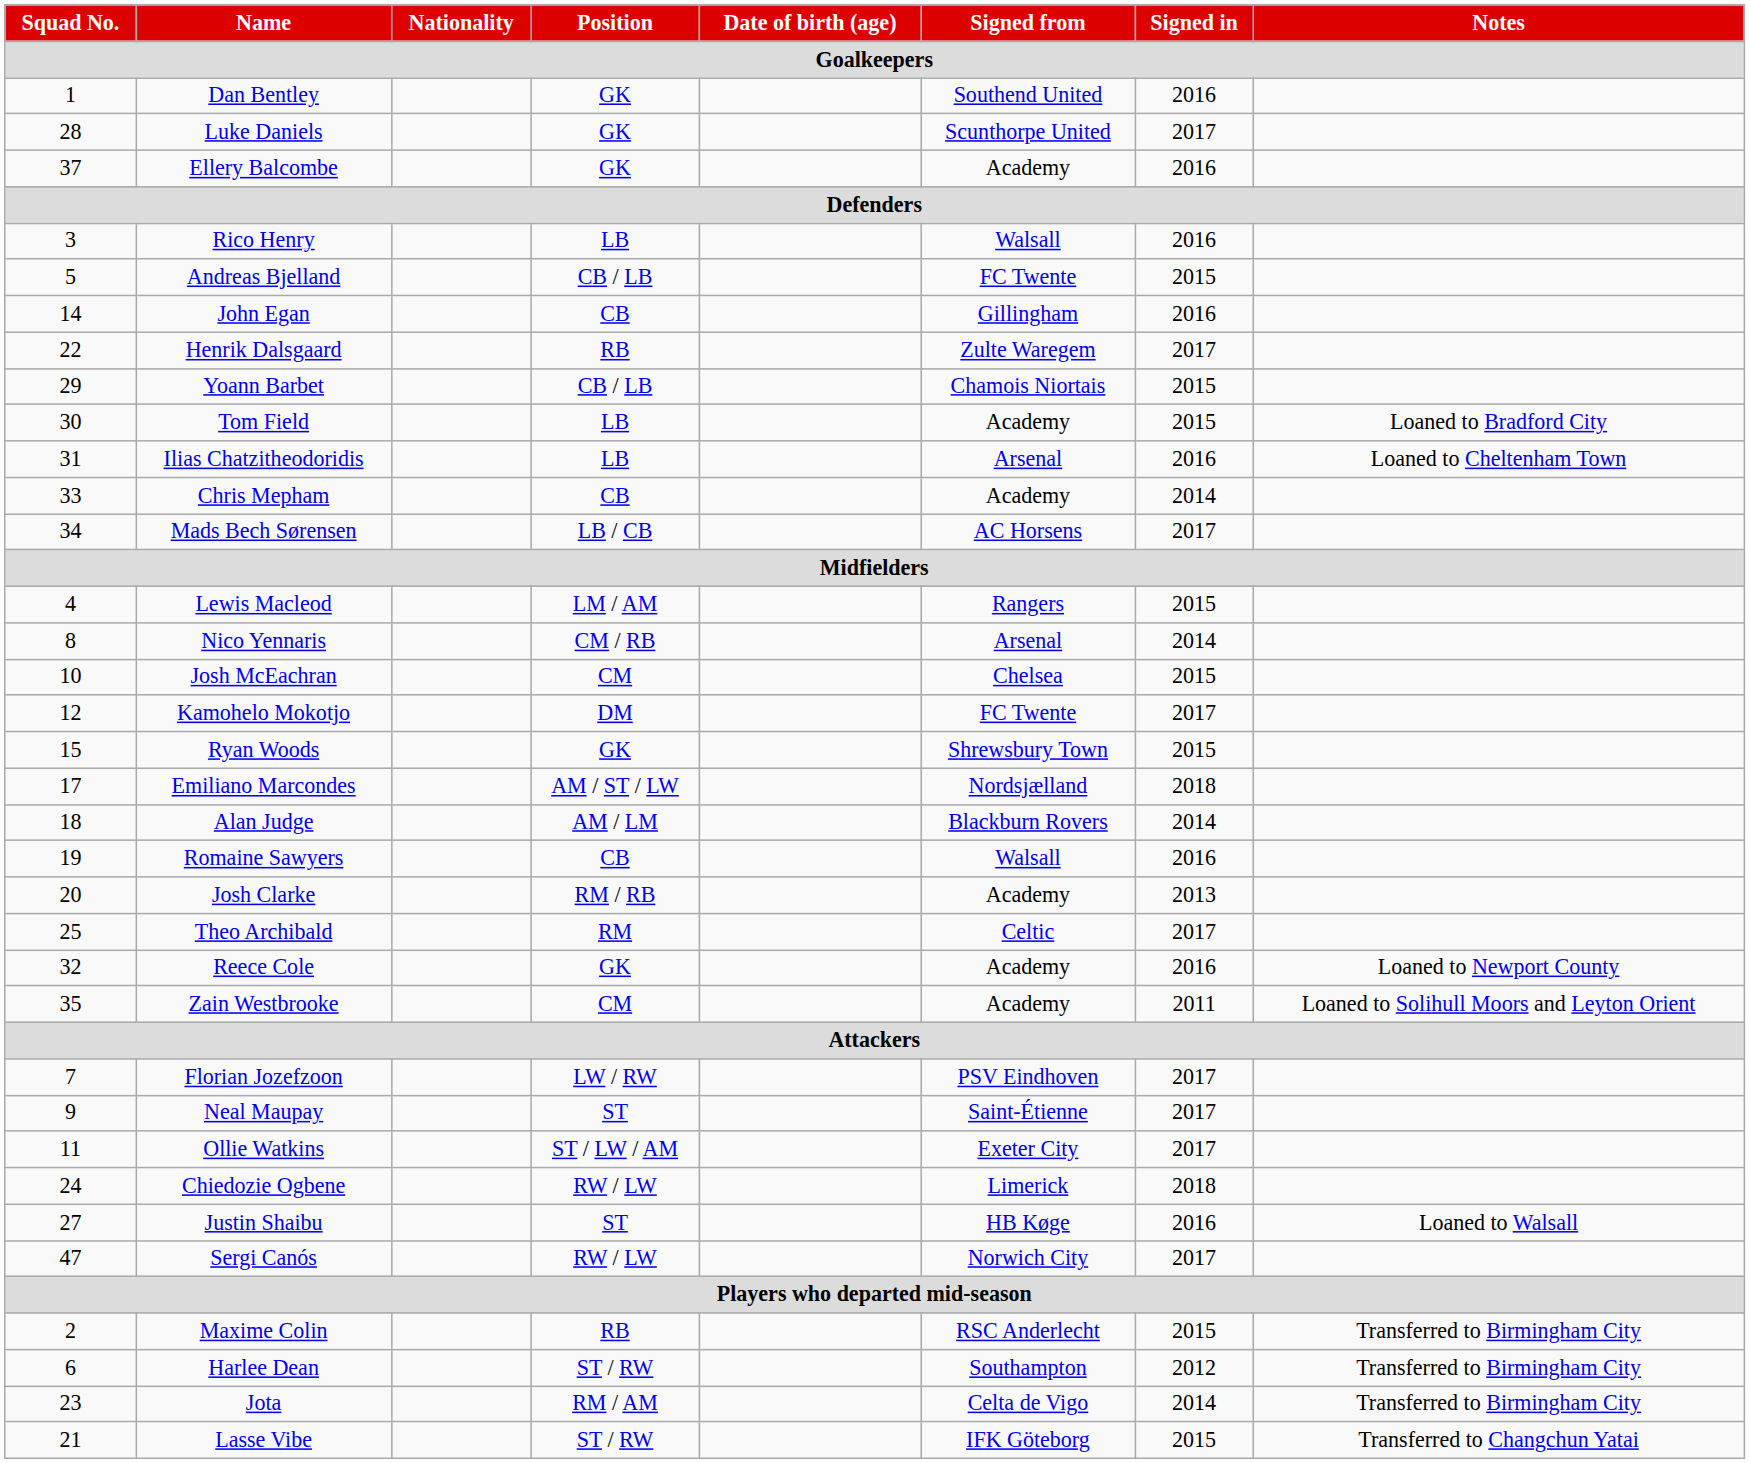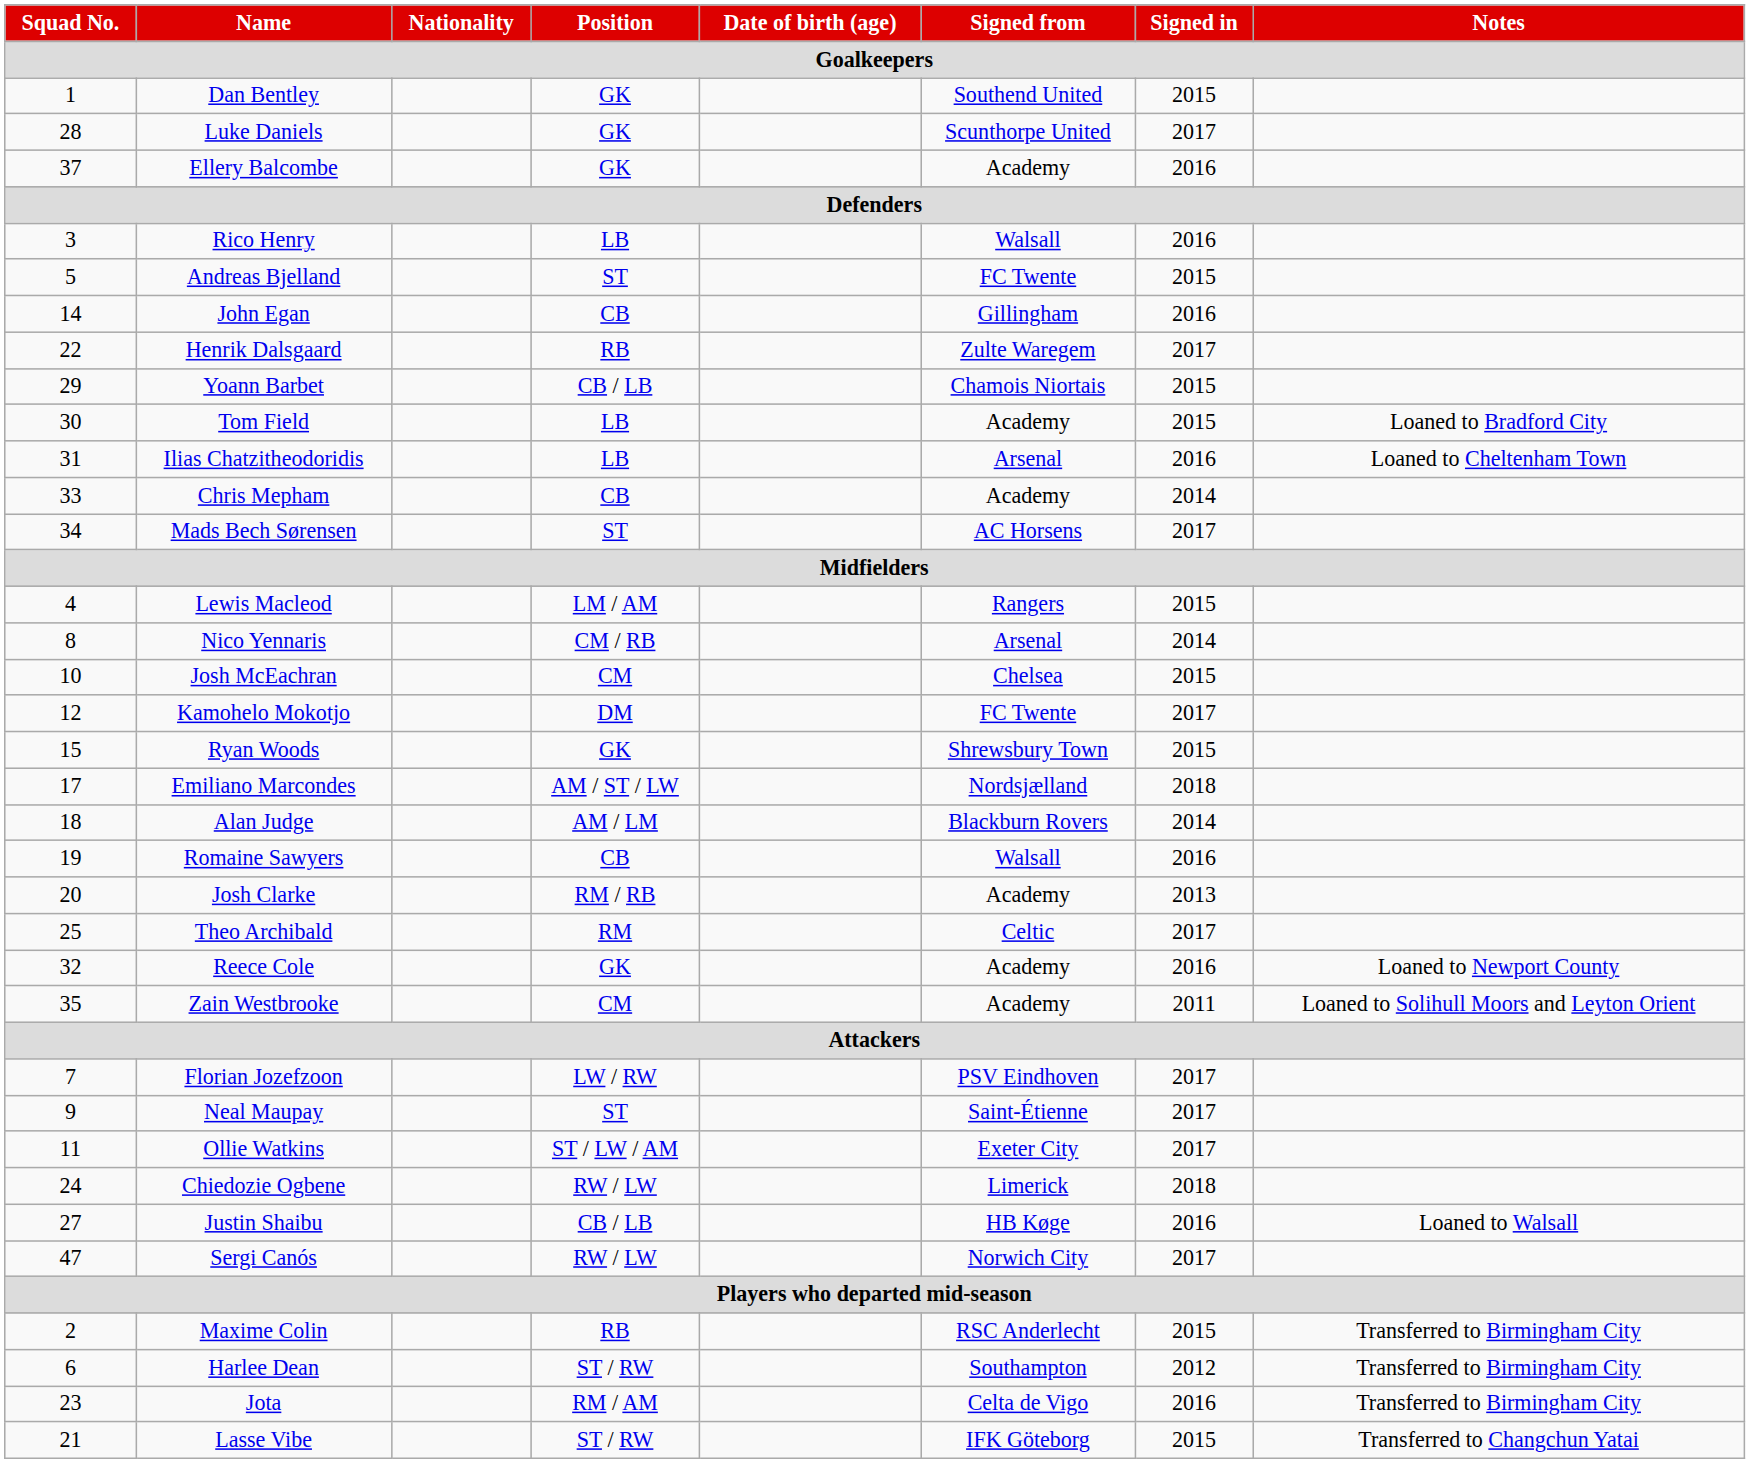(1194, 95) 2016 -> (1194, 95) 2015
(615, 277) CB / LB -> (615, 277) ST
(615, 531) LB / CB -> (615, 531) ST
(615, 1222) ST -> (615, 1222) CB / LB
(1194, 1403) 2014 -> (1194, 1403) 2016
